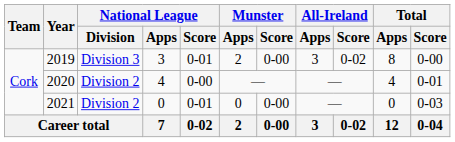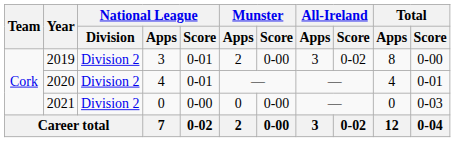(110, 59) Division 3 -> (110, 59) Division 2
(200, 81) 0-00 -> (200, 81) 0-01
(200, 103) 0-01 -> (200, 103) 0-00
